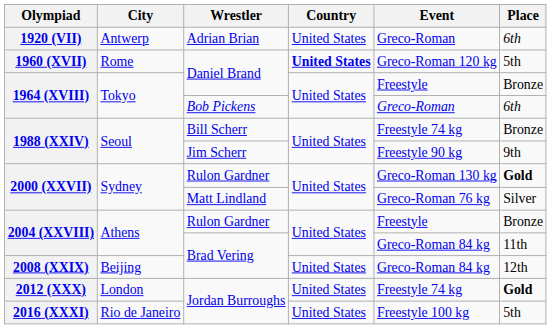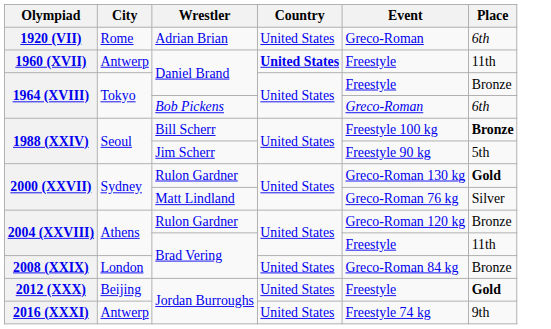(125, 38) Antwerp -> (117, 38) Rome
(117, 61) Rome -> (125, 61) Antwerp
(437, 61) Greco-Roman 120 kg -> (371, 61) Freestyle
(512, 61) 5th -> (484, 61) 11th
(420, 130) Freestyle 74 kg -> (392, 130) Freestyle 100 kg
(523, 130) normal -> (493, 130) bold
(512, 152) 9th -> (481, 152) 5th
(402, 221) Freestyle -> (405, 221) Greco-Roman 120 kg
(433, 244) Greco-Roman 84 kg -> (371, 244) Freestyle
(121, 266) Beijing -> (122, 266) London
(515, 266) 12th -> (492, 266) Bronze
(122, 289) London -> (121, 289) Beijing
(420, 289) Freestyle 74 kg -> (371, 289) Freestyle
(140, 312) Rio de Janeiro -> (125, 312) Antwerp
(423, 312) Freestyle 100 kg -> (388, 312) Freestyle 74 kg
(512, 312) 5th -> (481, 312) 9th
